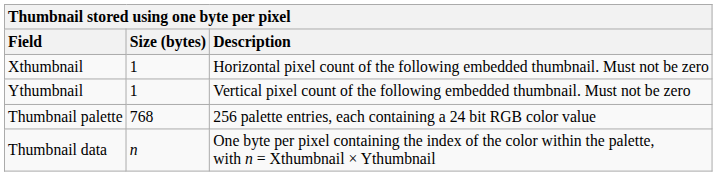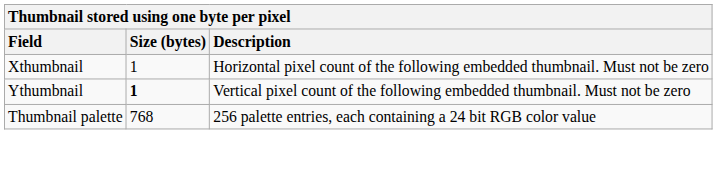(134, 91) normal -> (134, 91) bold
- row: (58, 150)
